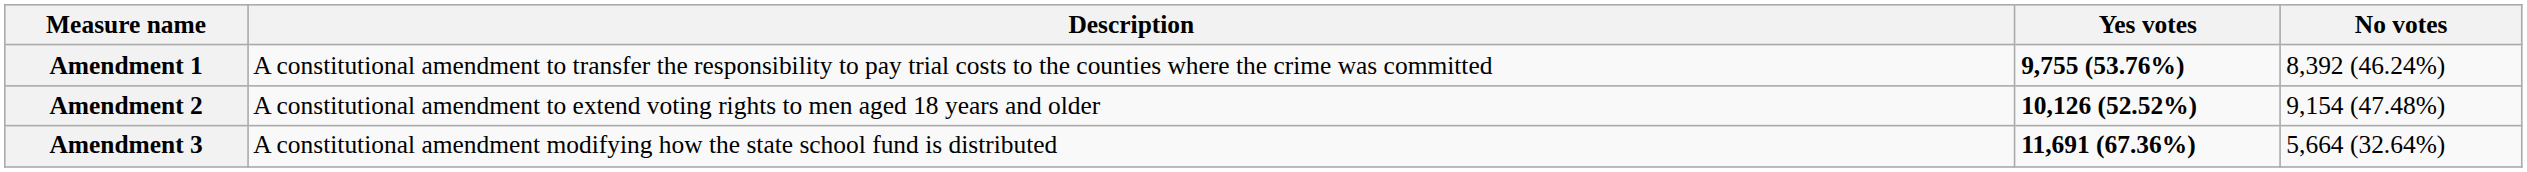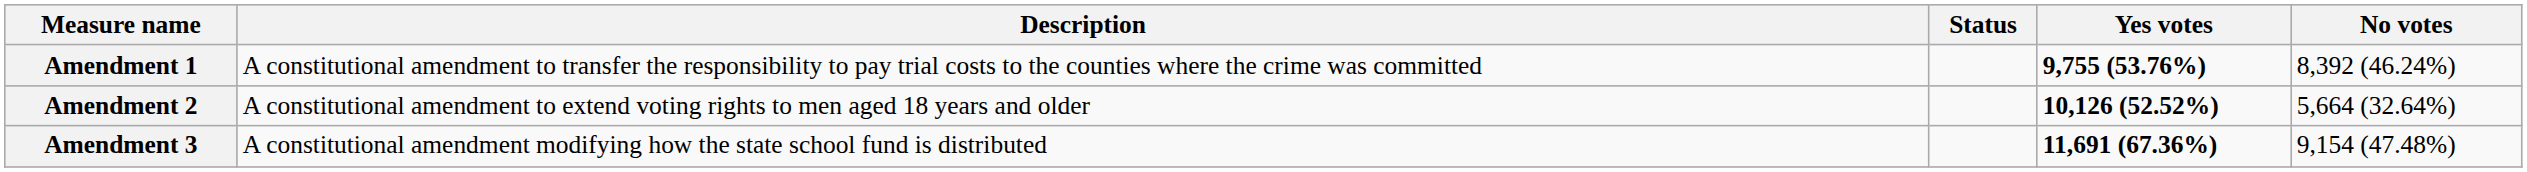+ column: (1983, 24)
(2366, 105) 9,154 (47.48%) -> (2376, 105) 5,664 (32.64%)
(2366, 145) 5,664 (32.64%) -> (2376, 145) 9,154 (47.48%)
